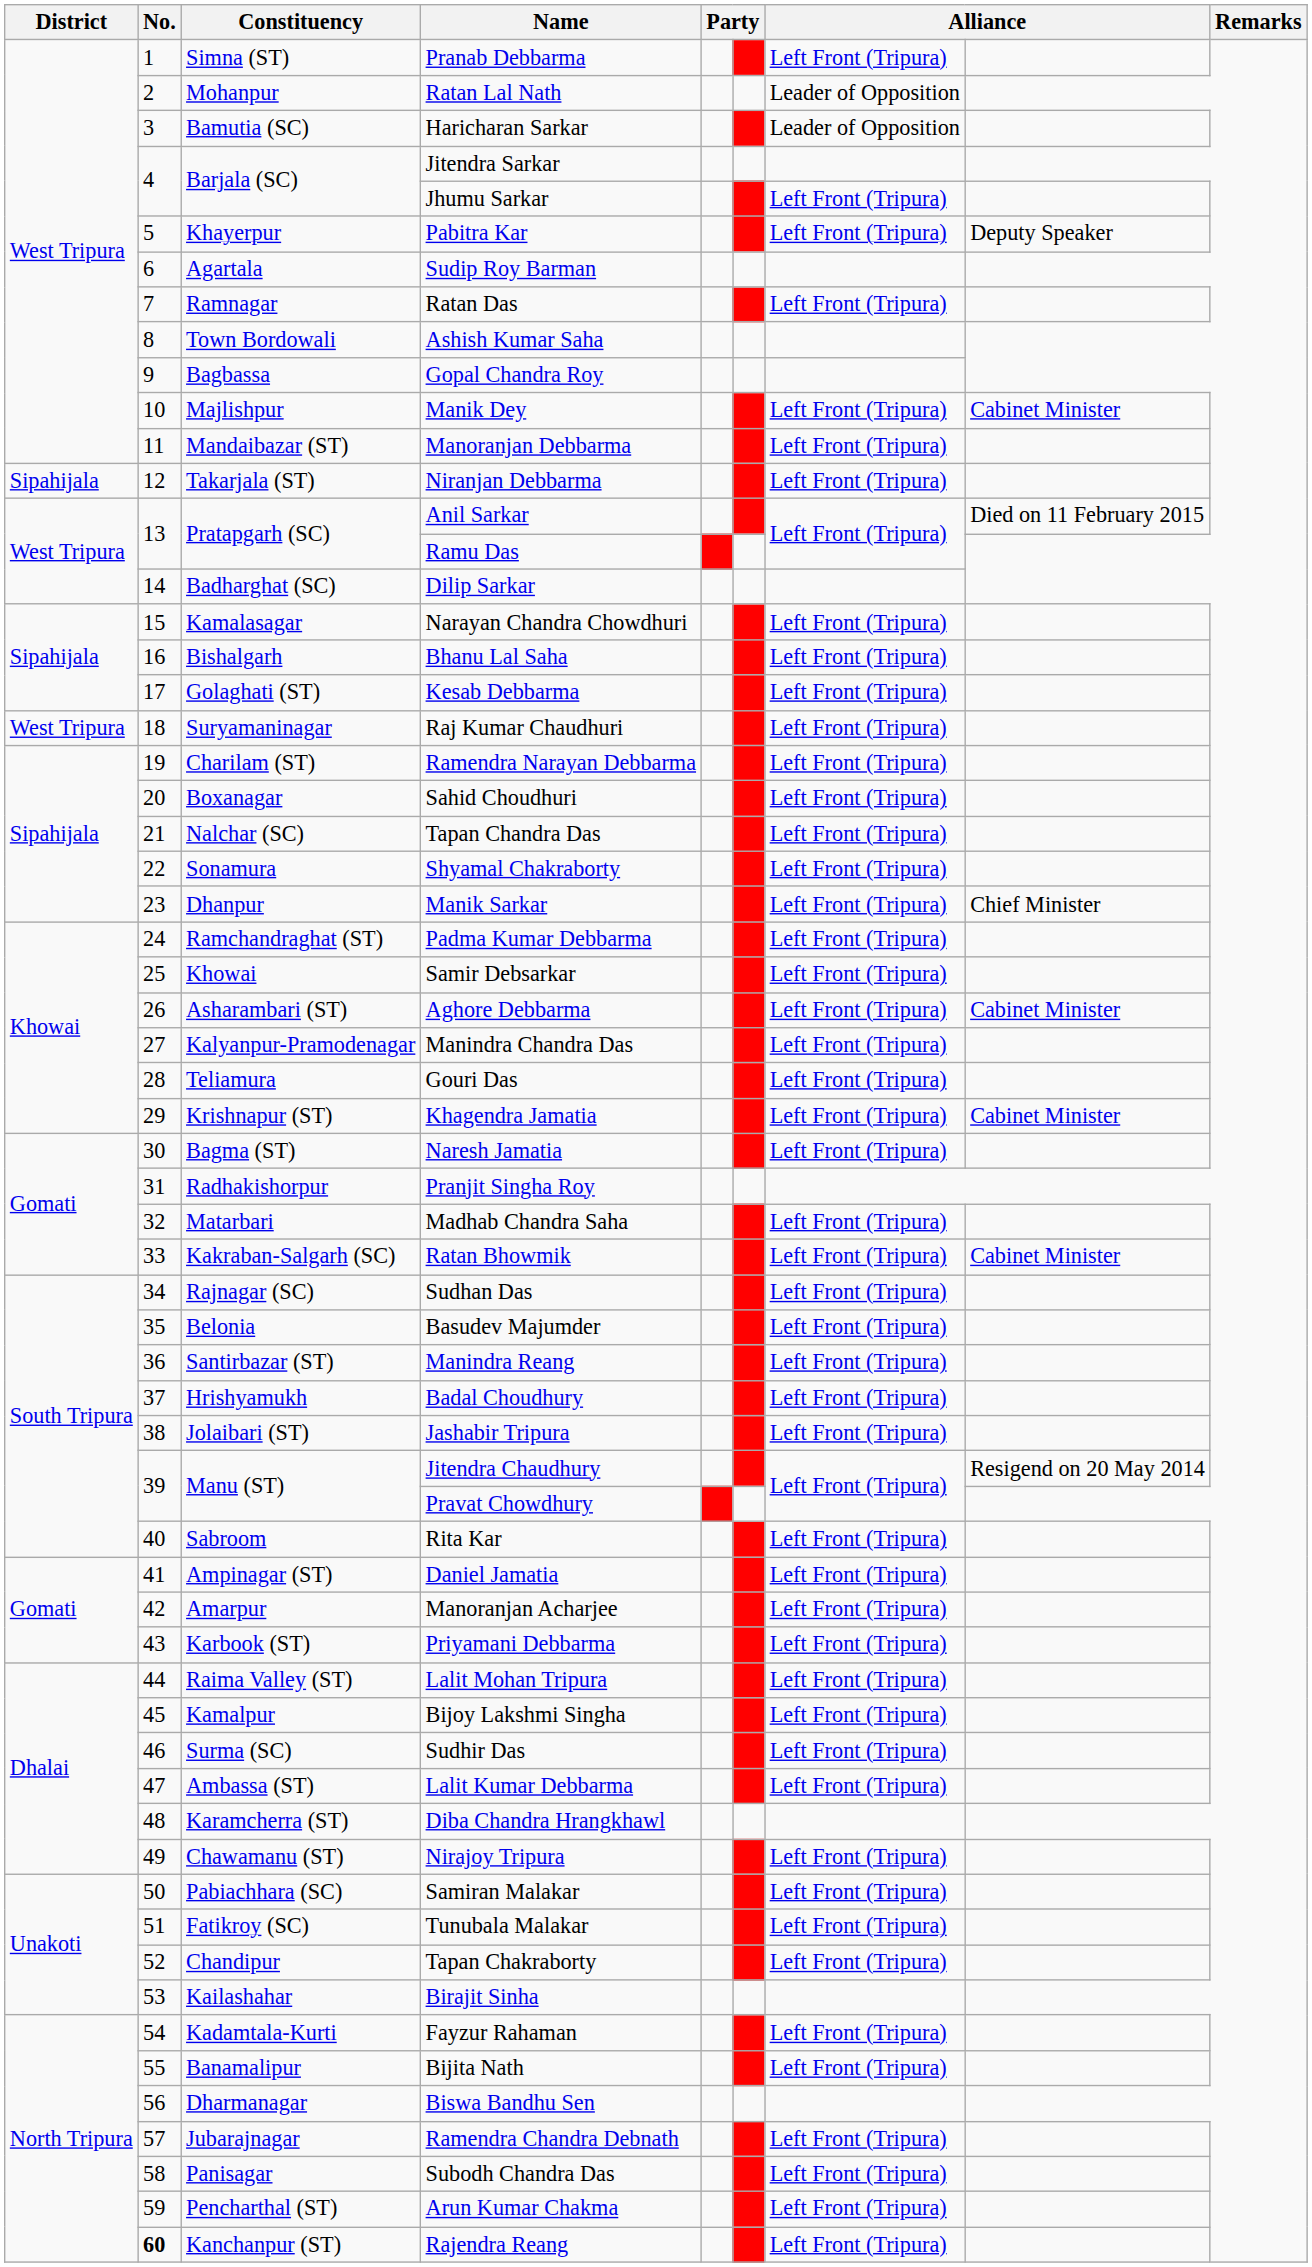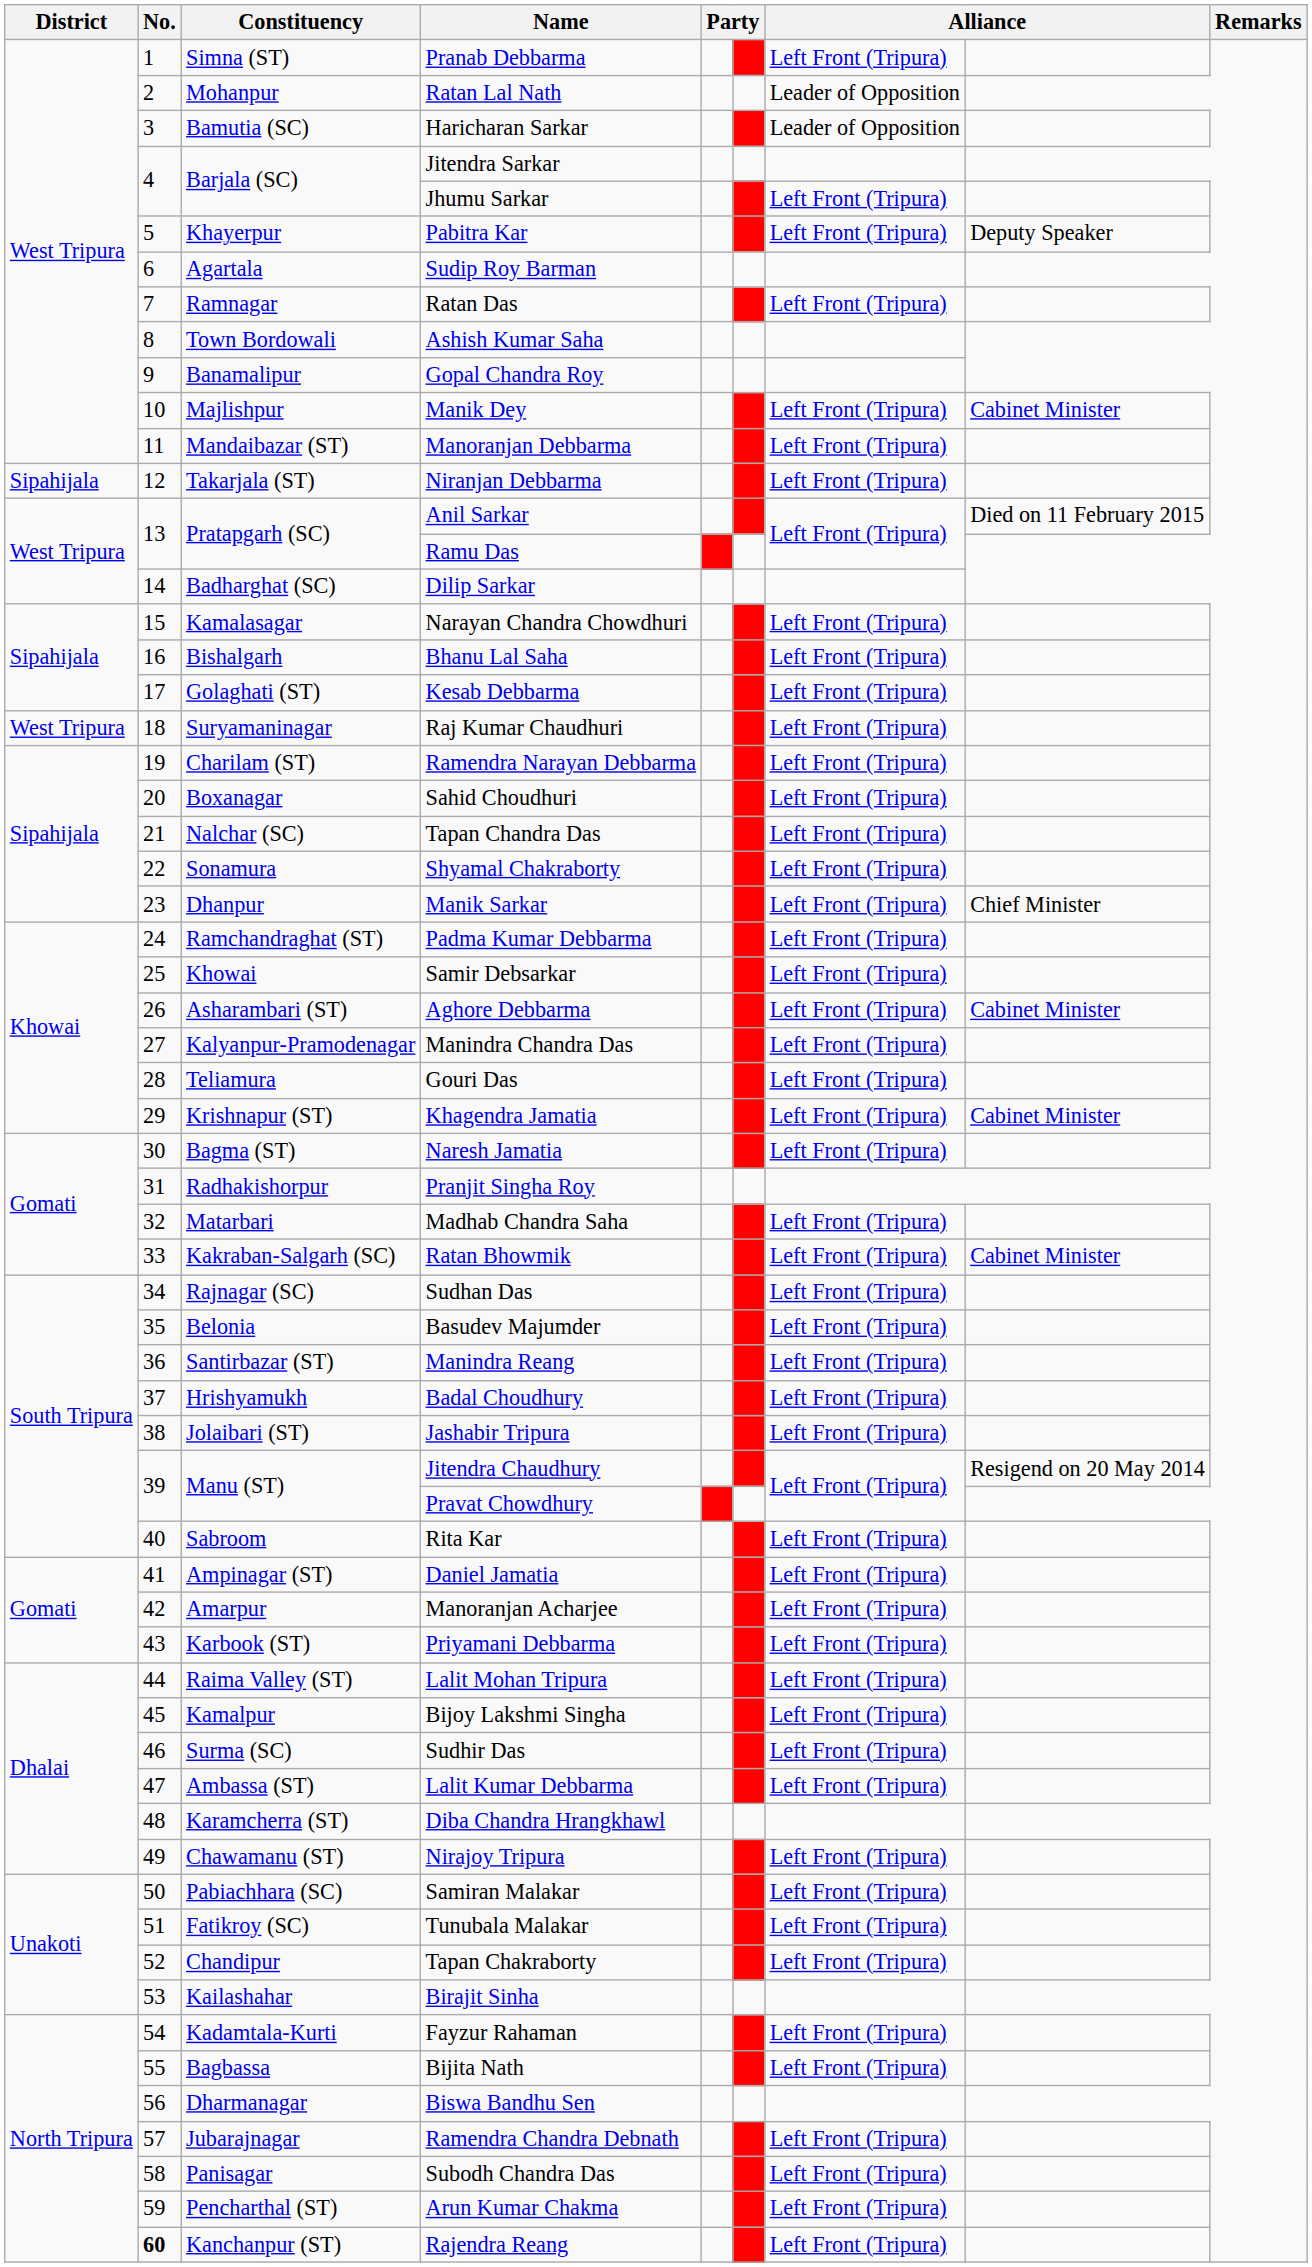(228, 374) Bagbassa -> (243, 374) Banamalipur
(243, 2067) Banamalipur -> (228, 2067) Bagbassa
